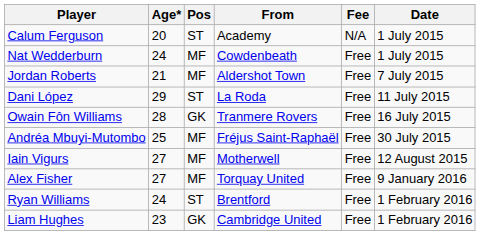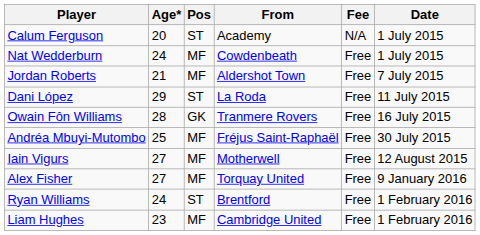(197, 220) GK -> (197, 220) MF
